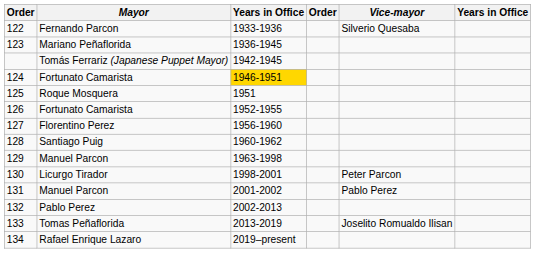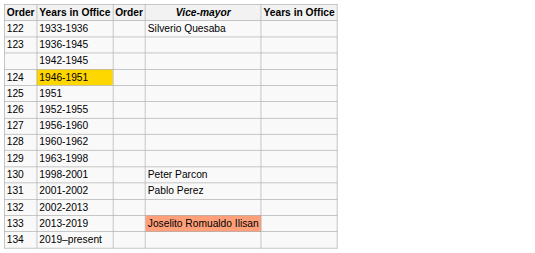- column: (134, 12)
(397, 223) no background -> (203, 223) lightsalmon background
